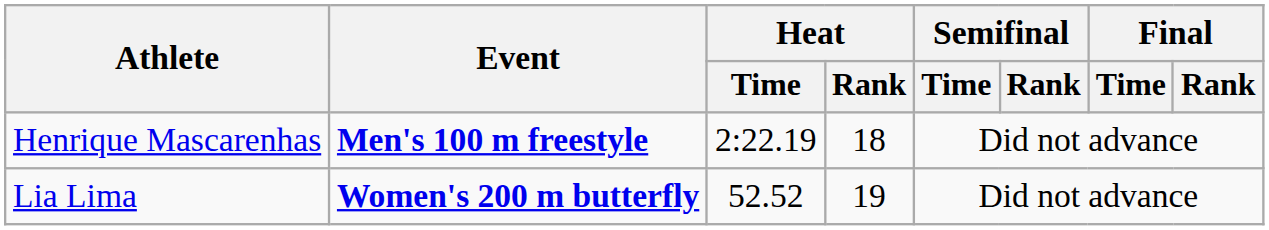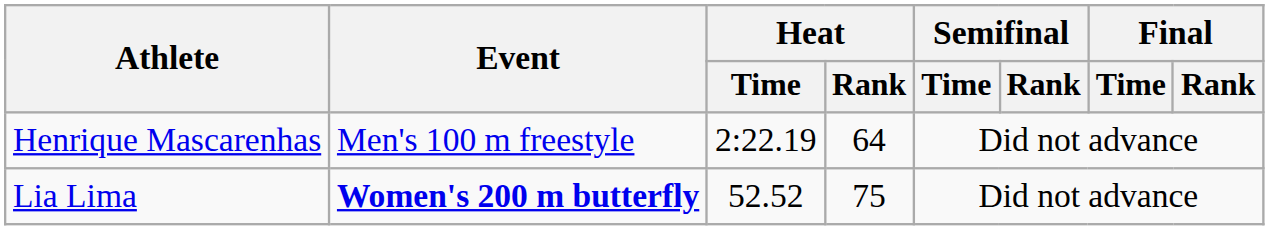(493, 140) bold -> (486, 140) normal
(869, 140) 18 -> (869, 140) 64
(869, 195) 19 -> (869, 195) 75
